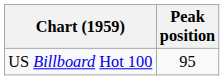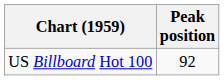(187, 61) 95 -> (187, 61) 92
